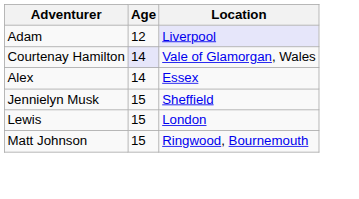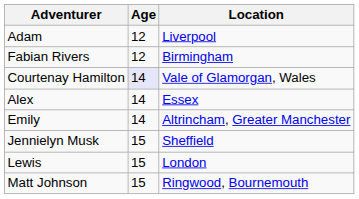(189, 36) lavender background -> (189, 36) no background
+ row: (48, 57)
+ row: (24, 120)
